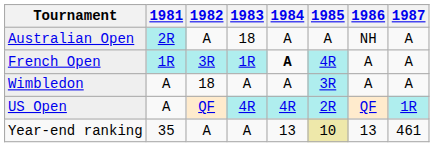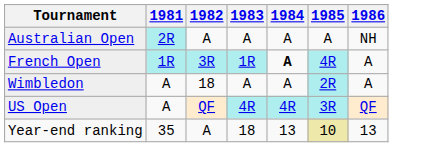- column: (409, 16)
(247, 39) 18 -> (247, 39) A
(328, 85) 3R -> (328, 85) 2R
(328, 108) 2R -> (328, 108) 3R
(247, 130) A -> (247, 130) 18
